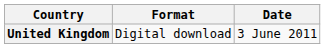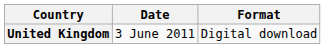columns swapped: (277, 14) <-> (173, 14)
